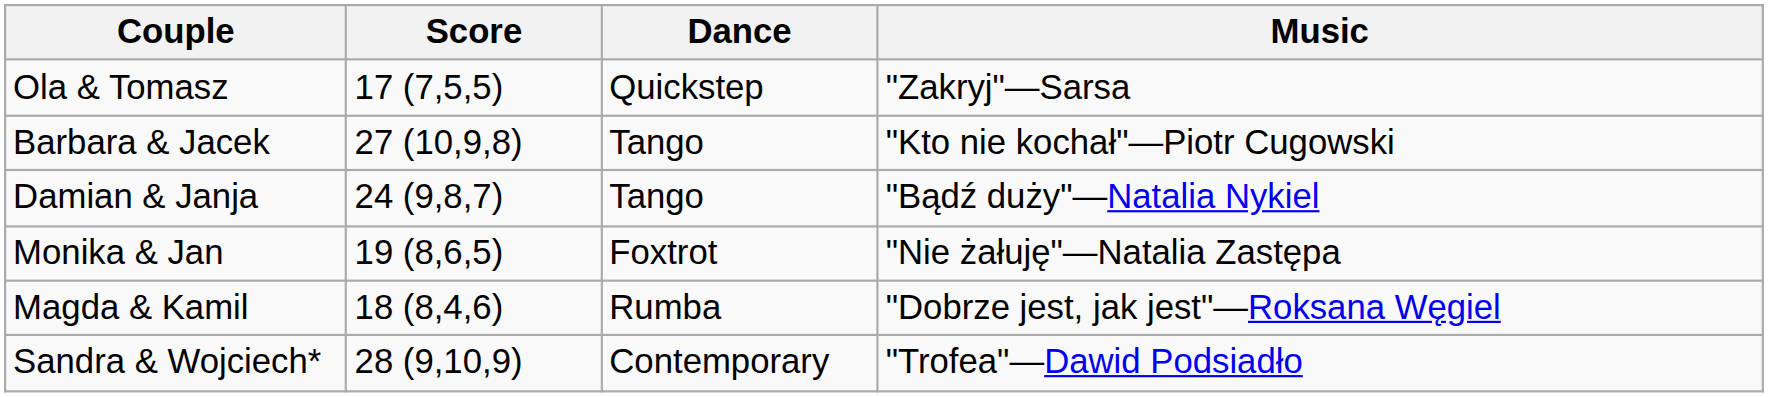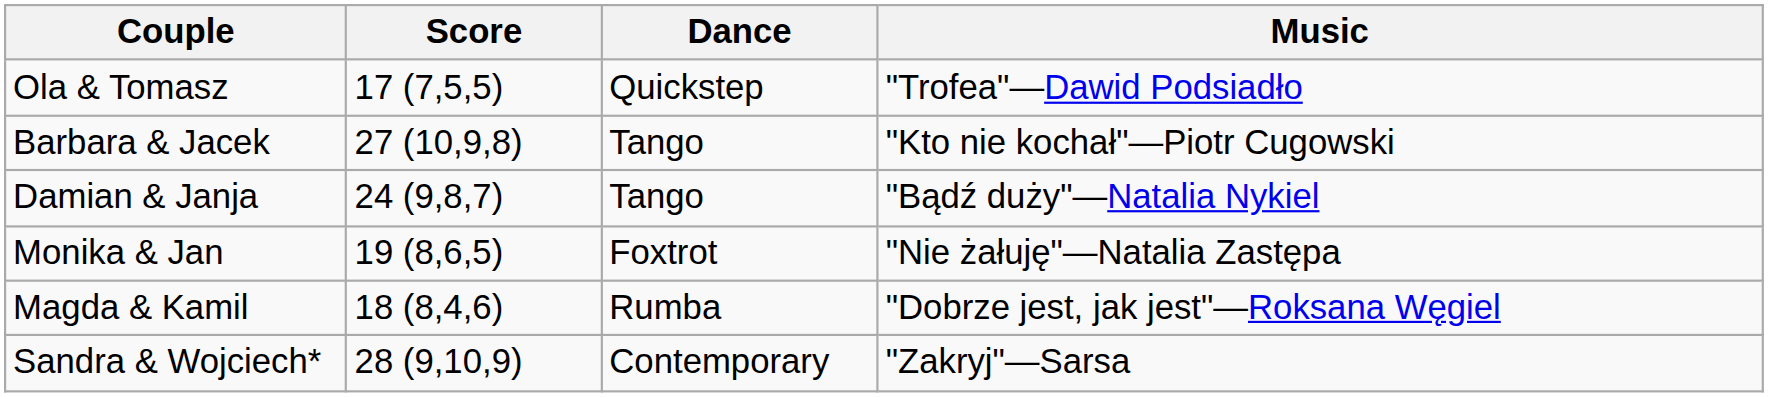(1008, 87) "Zakryj"—Sarsa -> (1094, 87) "Trofea"—Dawid Podsiadło
(1094, 362) "Trofea"—Dawid Podsiadło -> (1008, 362) "Zakryj"—Sarsa
